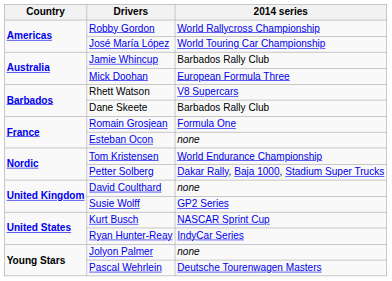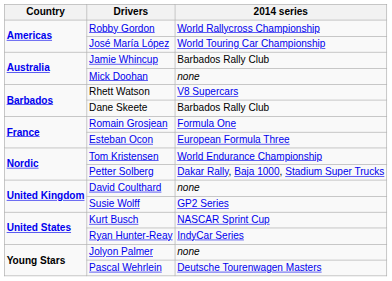(233, 76) European Formula Three -> (188, 76) none
(188, 140) none -> (233, 140) European Formula Three
